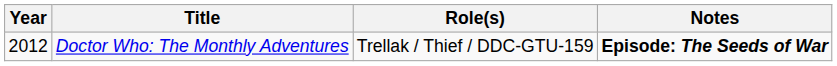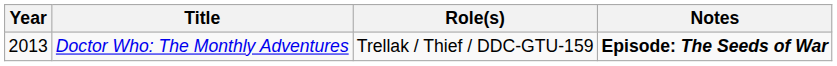(28, 46) 2012 -> (28, 46) 2013
